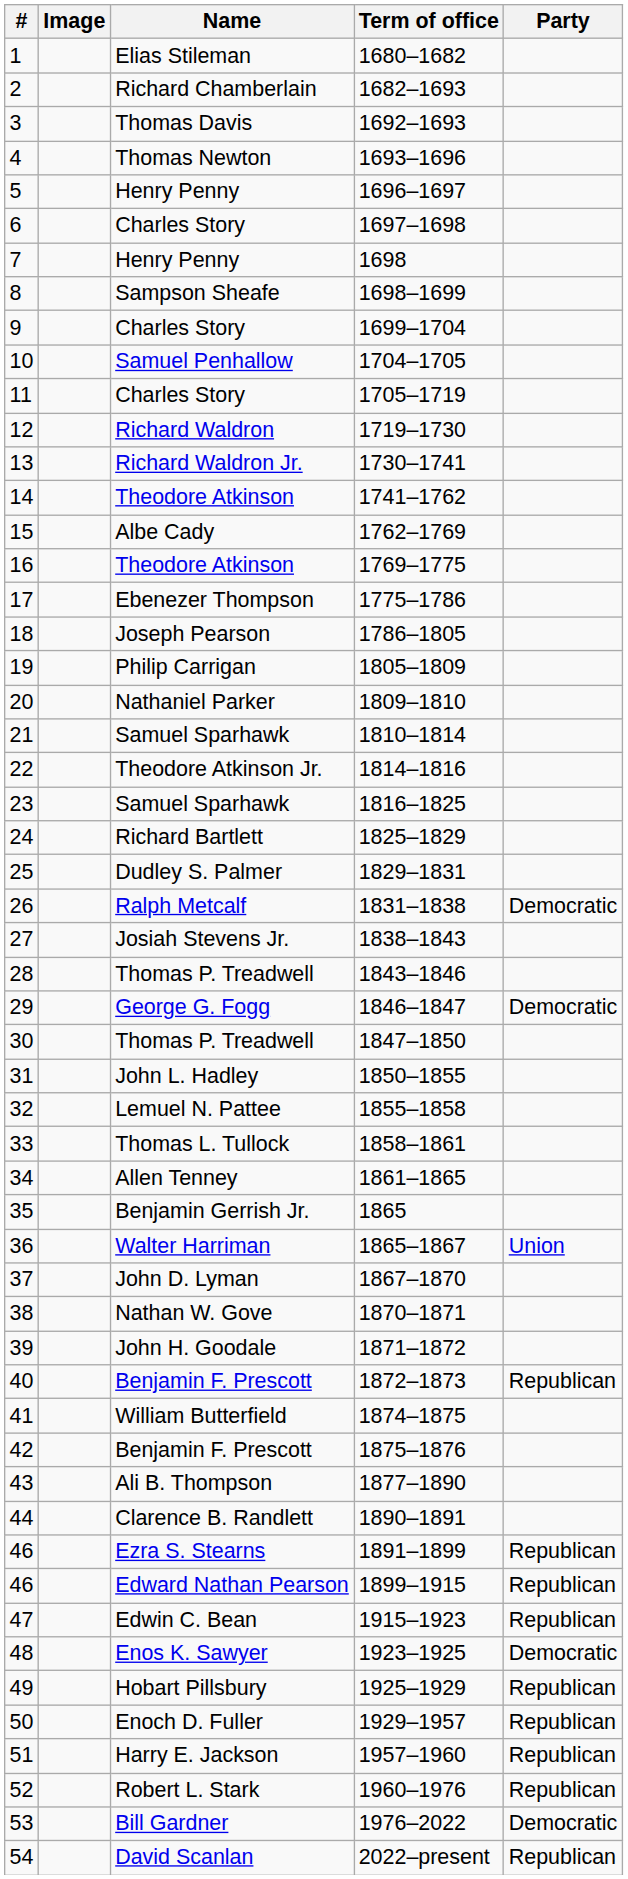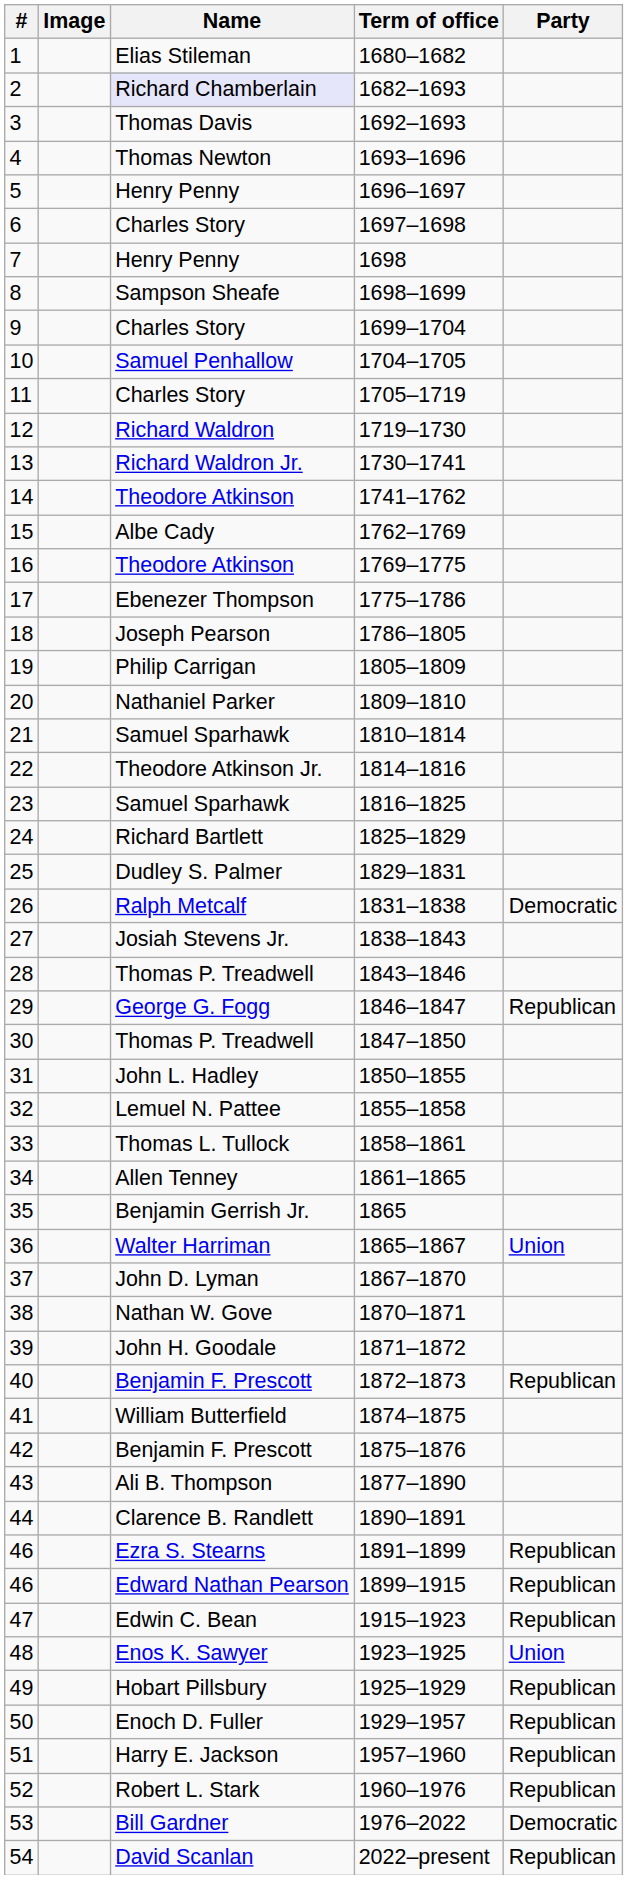(216, 89) no background -> (216, 89) lavender background
(563, 1007) Democratic -> (562, 1007) Republican
(563, 1653) Democratic -> (537, 1653) Union
